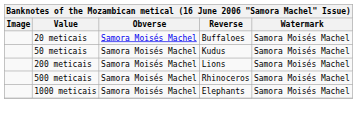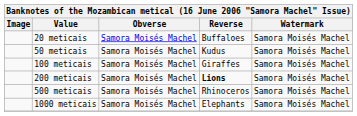+ row: (63, 64)
(214, 64) normal -> (214, 78) bold
